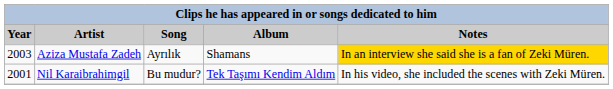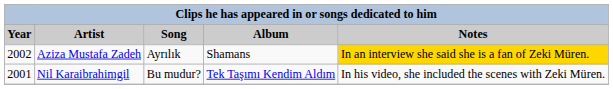(19, 54) 2003 -> (19, 54) 2002
